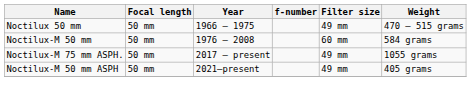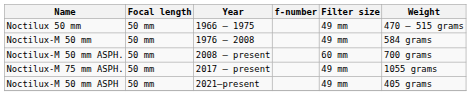(335, 40) 60 mm -> (335, 40) 49 mm
+ row: (65, 55)
